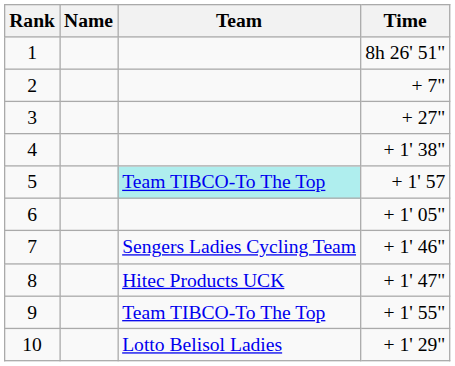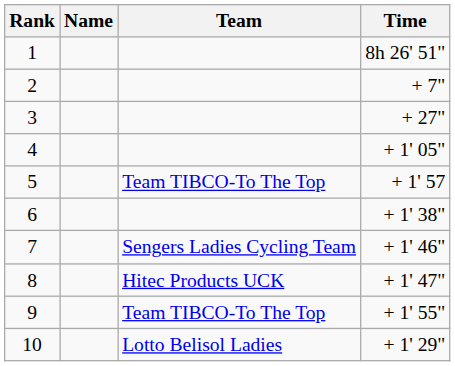(414, 150) + 1' 38" -> (414, 150) + 1' 05"
(224, 182) paleturquoise background -> (224, 182) no background
(414, 214) + 1' 05" -> (414, 214) + 1' 38"
